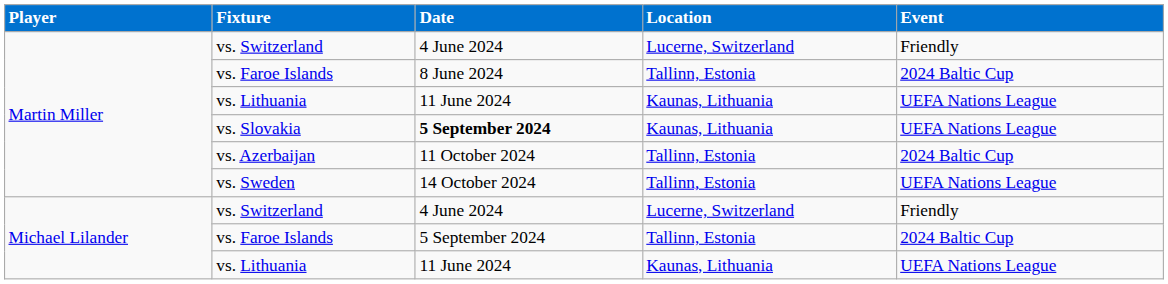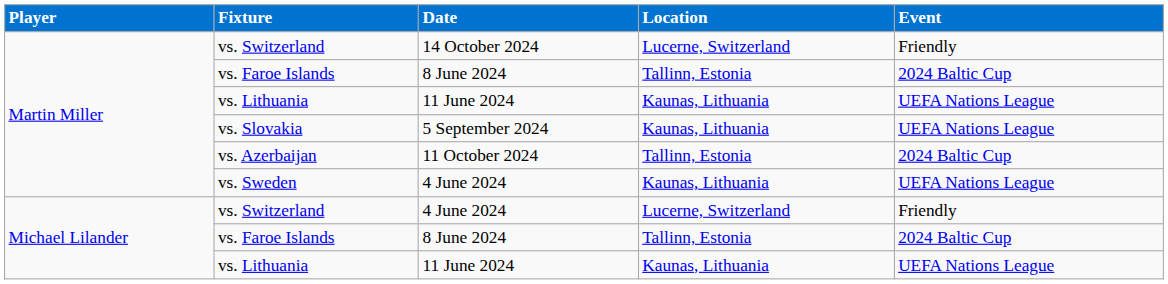(461, 45) 4 June 2024 -> (481, 45) 14 October 2024
(485, 127) bold -> (485, 127) normal
(477, 182) 14 October 2024 -> (464, 182) 4 June 2024
(701, 182) Tallinn, Estonia -> (706, 182) Kaunas, Lithuania
(482, 237) 5 September 2024 -> (464, 237) 8 June 2024
